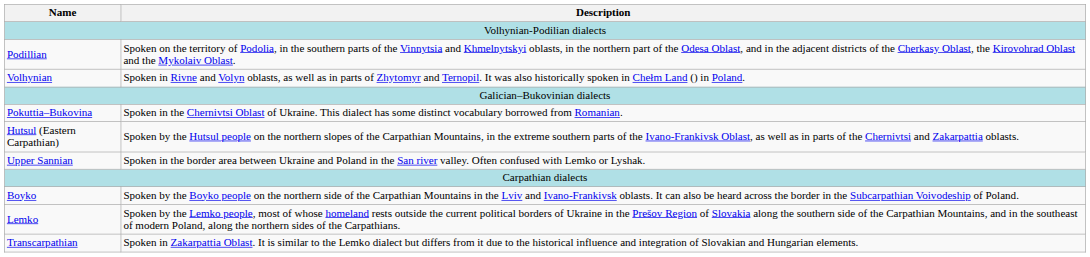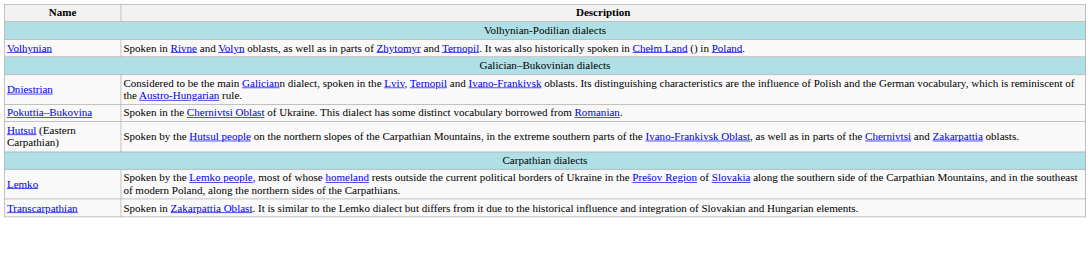- row: (27, 54)
+ row: (30, 89)
- row: (40, 160)
- row: (22, 195)
